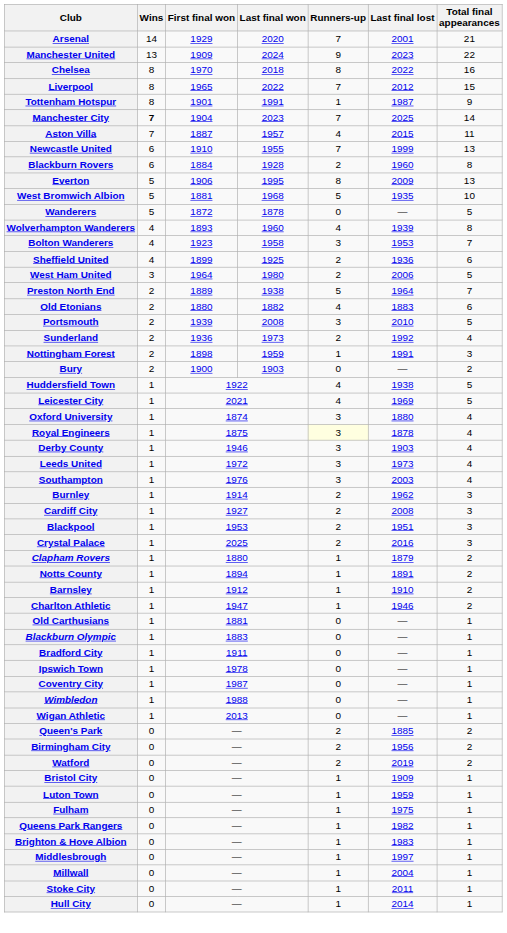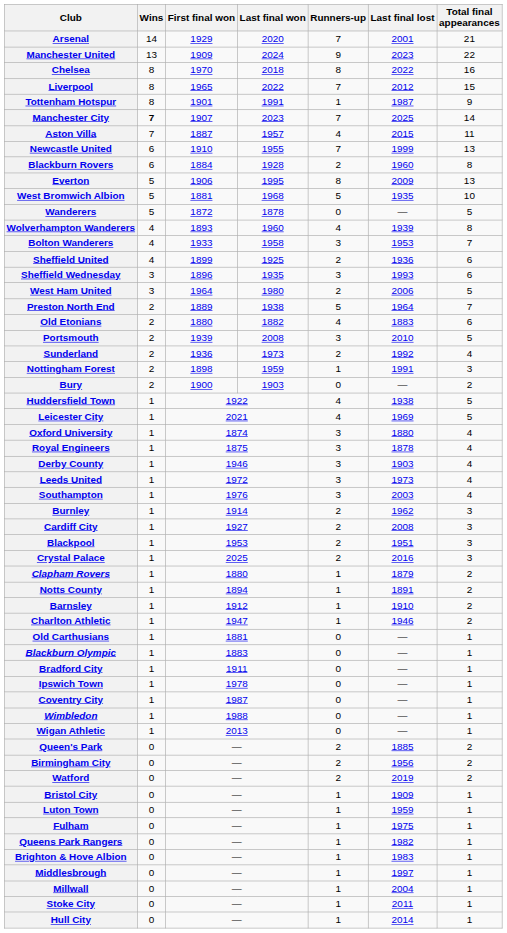(201, 117) 1904 -> (201, 117) 1907
(201, 243) 1923 -> (201, 243) 1933
+ row: (71, 275)
(338, 432) lightyellow background -> (338, 448) no background
